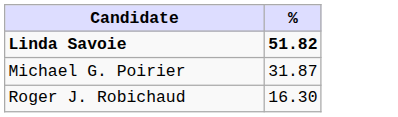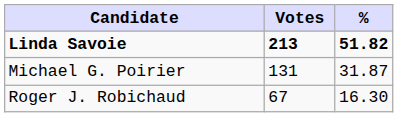+ column: (300, 18)
